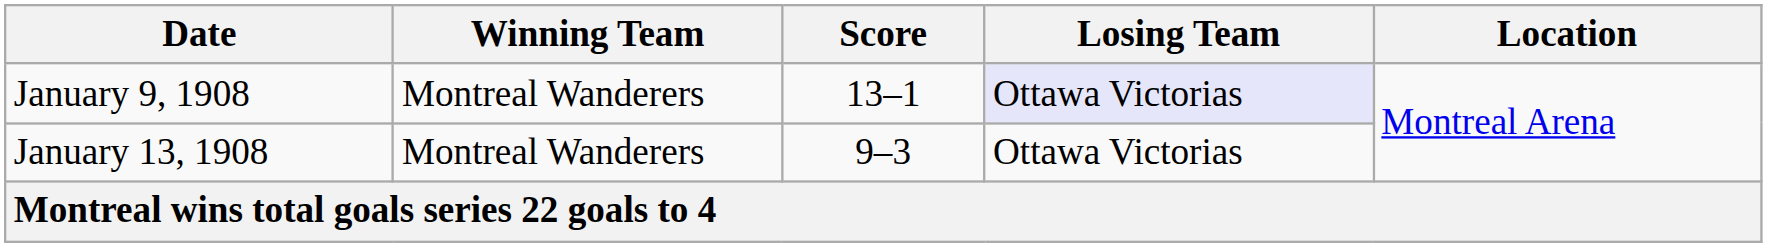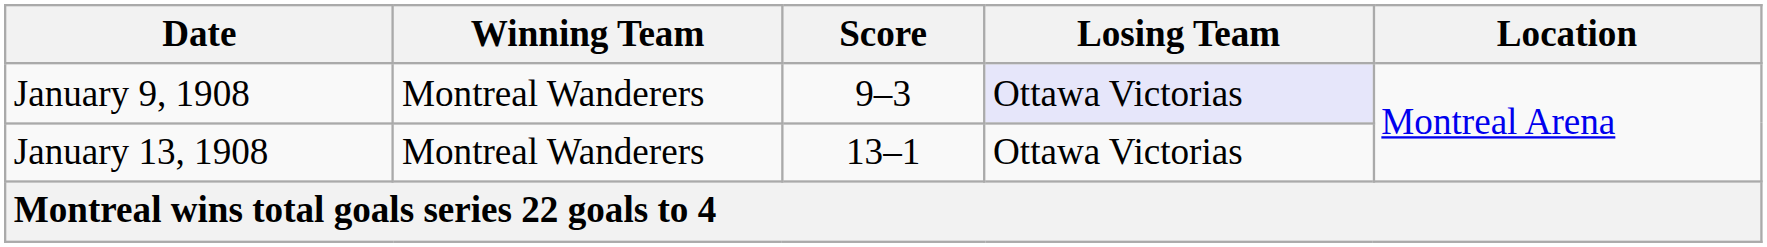(883, 92) 13–1 -> (883, 92) 9–3
(883, 151) 9–3 -> (883, 151) 13–1
